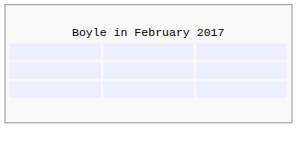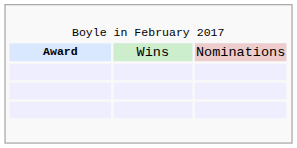+ row: (60, 52)
